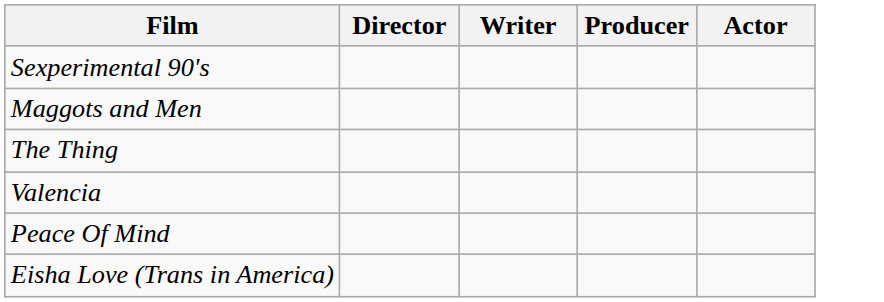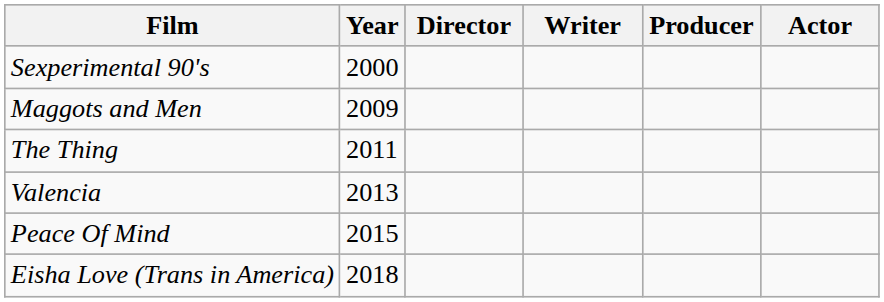+ column: (372, 25)
